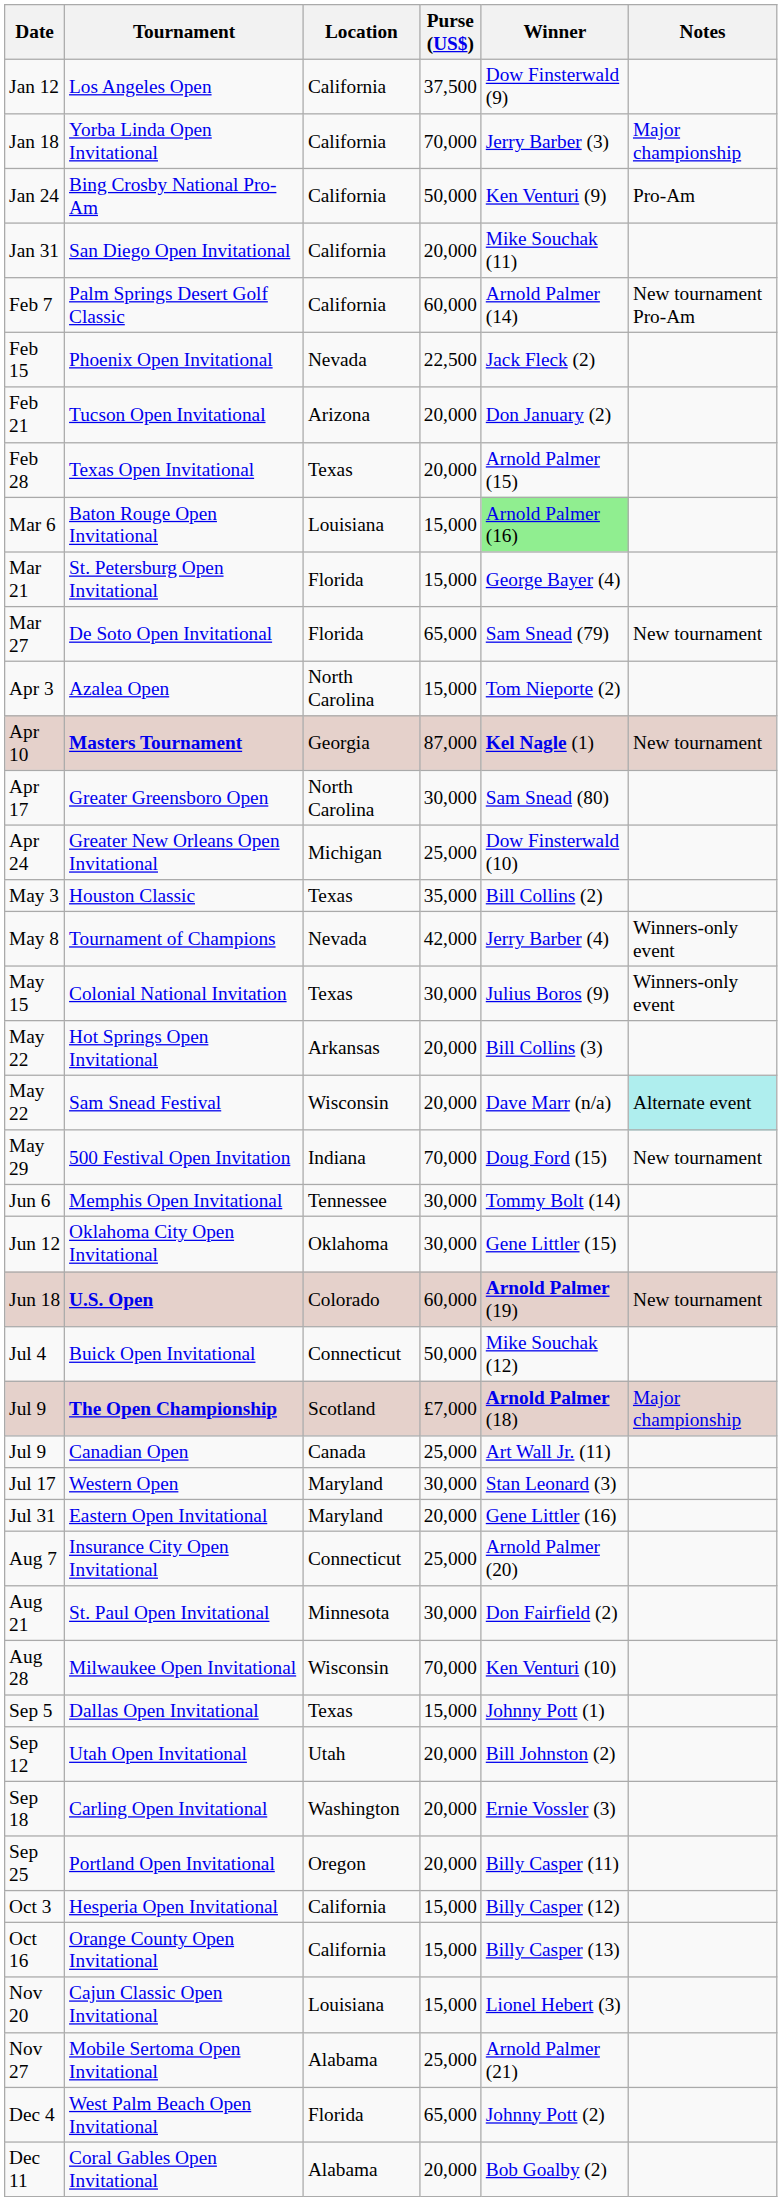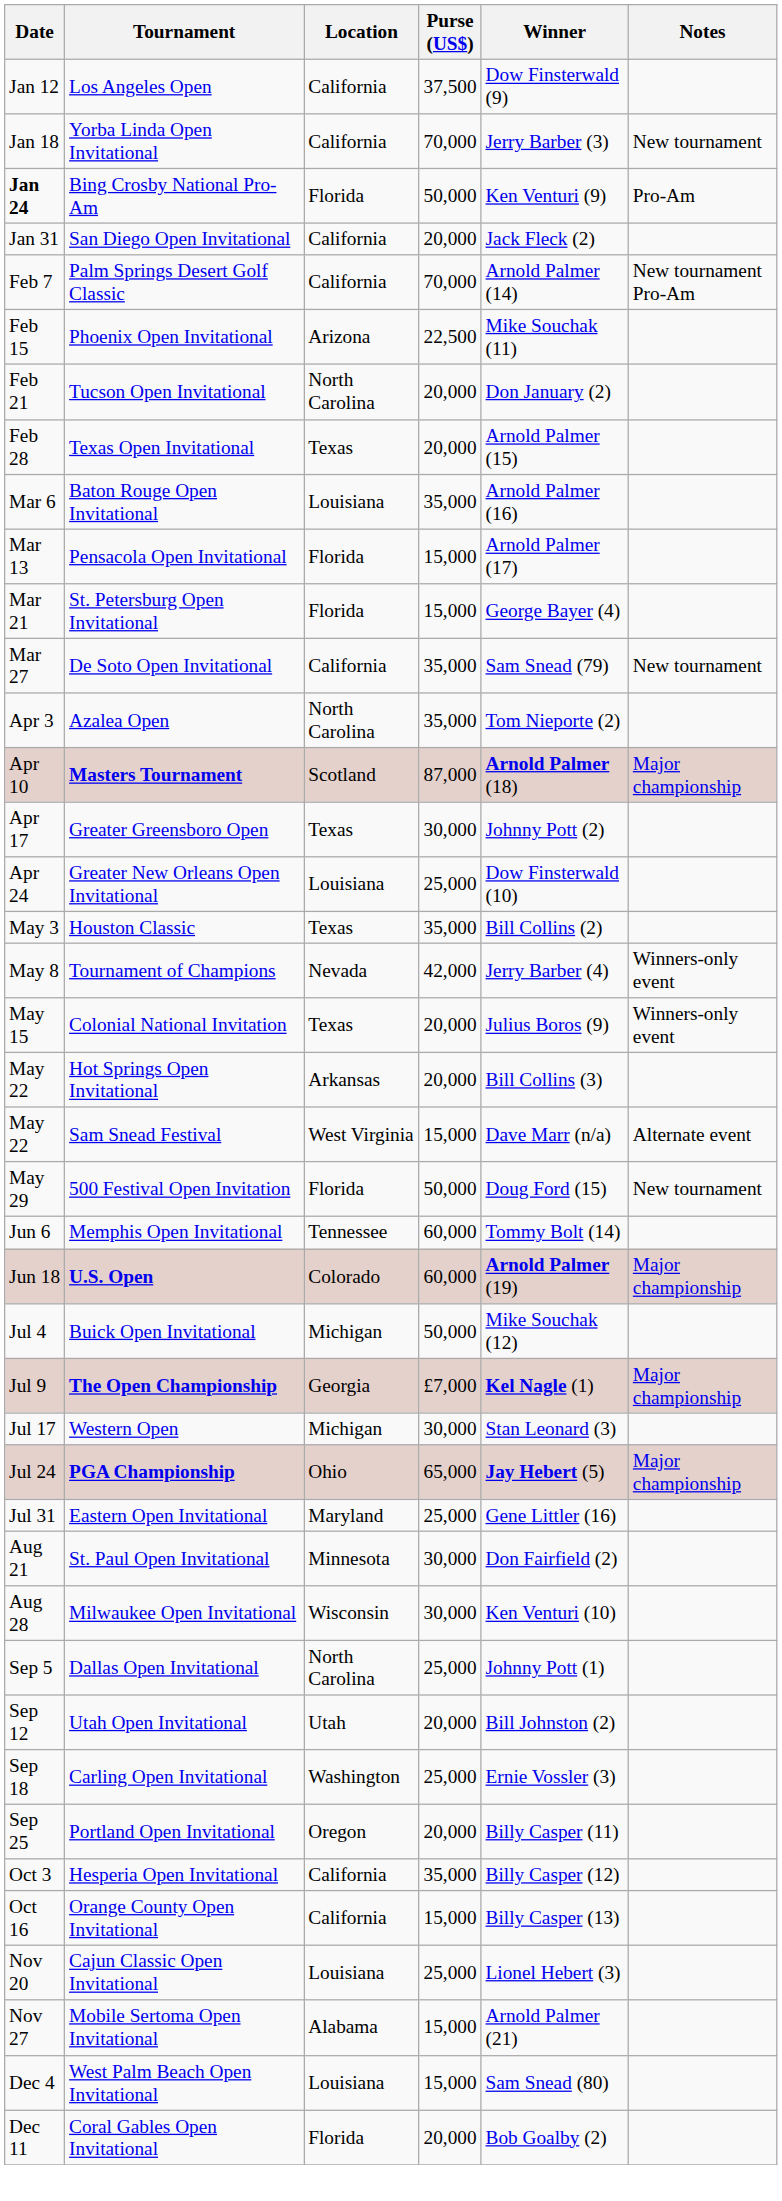(687, 141) Major championship -> (697, 141) New tournament
(34, 196) normal -> (24, 196) bold
(347, 196) California -> (336, 196) Florida
(542, 250) Mike Souchak (11) -> (540, 239) Jack Fleck (2)
(450, 305) 60,000 -> (450, 282) 70,000
(337, 360) Nevada -> (339, 337) Arizona
(540, 360) Jack Fleck (2) -> (542, 337) Mike Souchak (11)
(339, 414) Arizona -> (341, 391) North Carolina
(450, 524) 15,000 -> (450, 501) 35,000
(543, 524) lightgreen background -> (543, 501) no background
+ row: (178, 556)
(336, 633) Florida -> (347, 665) California
(450, 633) 65,000 -> (450, 665) 35,000
(450, 688) 15,000 -> (450, 720) 35,000
(339, 742) Georgia -> (342, 774) Scotland
(540, 742) Kel Nagle (1) -> (547, 774) Arnold Palmer (18)
(697, 742) New tournament -> (687, 774) Major championship
(341, 797) North Carolina -> (331, 829) Texas
(547, 797) Sam Snead (80) -> (545, 829) Johnny Pott (2)
(345, 852) Michigan -> (346, 884) Louisiana
(450, 993) 30,000 -> (450, 1025) 20,000
(348, 1102) Wisconsin -> (361, 1134) West Virginia
(450, 1102) 20,000 -> (450, 1134) 15,000
(692, 1102) paleturquoise background -> (692, 1134) no background
(337, 1157) Indiana -> (336, 1189) Florida
(450, 1157) 70,000 -> (450, 1189) 50,000
(450, 1200) 30,000 -> (450, 1232) 60,000
- row: (152, 1244)
(697, 1298) New tournament -> (687, 1275) Major championship
(355, 1353) Connecticut -> (345, 1330) Michigan
(342, 1408) Scotland -> (339, 1385) Georgia
(548, 1408) Arnold Palmer (18) -> (540, 1385) Kel Nagle (1)
- row: (129, 1451)
(345, 1483) Maryland -> (345, 1428) Michigan
+ row: (152, 1471)
(450, 1515) 20,000 -> (450, 1515) 25,000
- row: (149, 1558)
(450, 1667) 70,000 -> (450, 1613) 30,000
(330, 1711) Texas -> (341, 1667) North Carolina
(450, 1711) 15,000 -> (450, 1667) 25,000
(450, 1809) 20,000 -> (450, 1777) 25,000
(450, 1906) 15,000 -> (450, 1875) 35,000
(450, 2004) 15,000 -> (450, 1973) 25,000
(450, 2059) 25,000 -> (450, 2027) 15,000
(336, 2114) Florida -> (346, 2082) Louisiana
(450, 2114) 65,000 -> (450, 2082) 15,000
(545, 2114) Johnny Pott (2) -> (547, 2082) Sam Snead (80)
(343, 2168) Alabama -> (336, 2137) Florida
